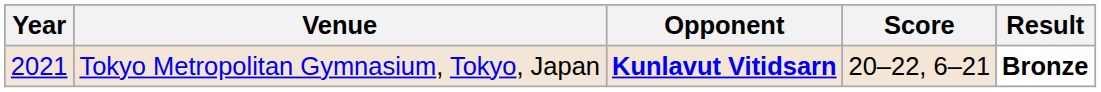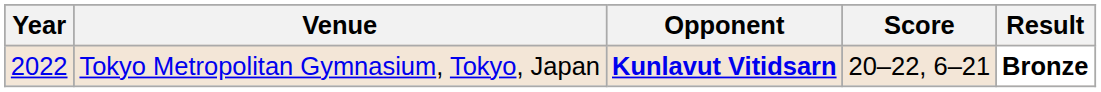(39, 66) 2021 -> (39, 66) 2022
